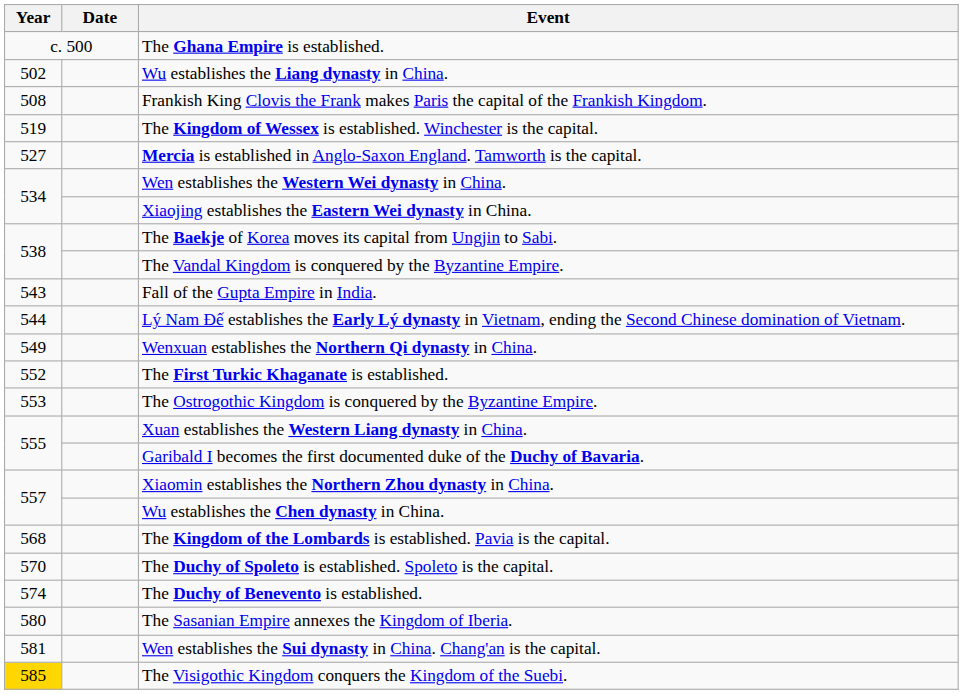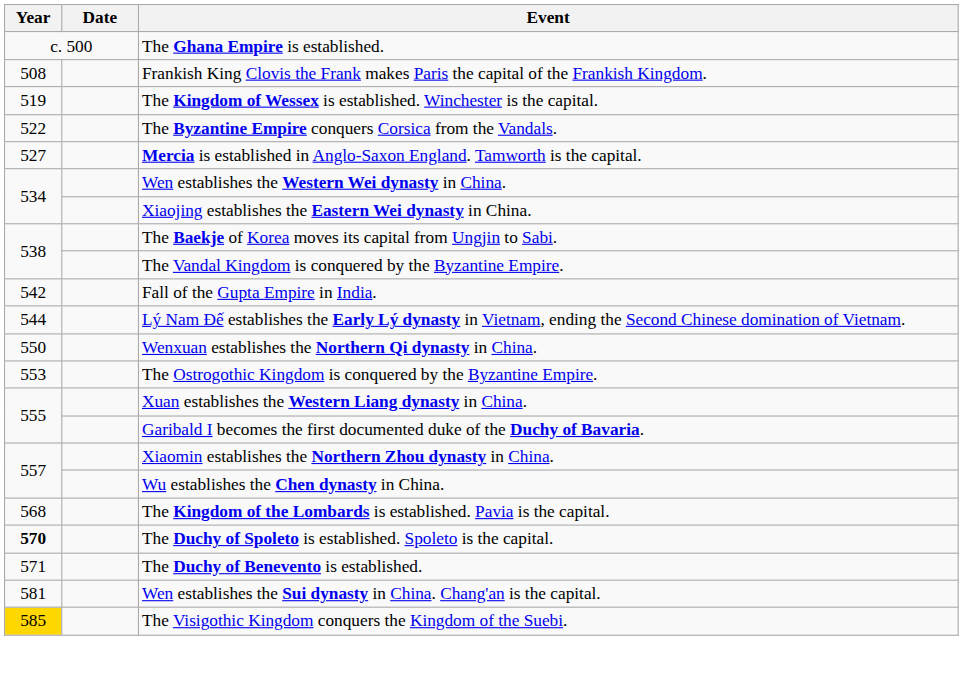- row: (295, 73)
+ row: (349, 127)
(33, 292) 543 -> (33, 292) 542
(33, 347) 549 -> (33, 347) 550
- row: (295, 374)
(33, 566) normal -> (33, 538) bold
(33, 593) 574 -> (33, 566) 571
- row: (327, 621)
